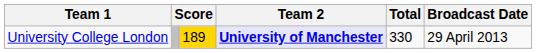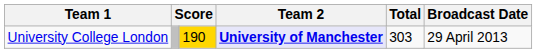(194, 37) 189 -> (194, 37) 190
(401, 37) 330 -> (401, 37) 303
